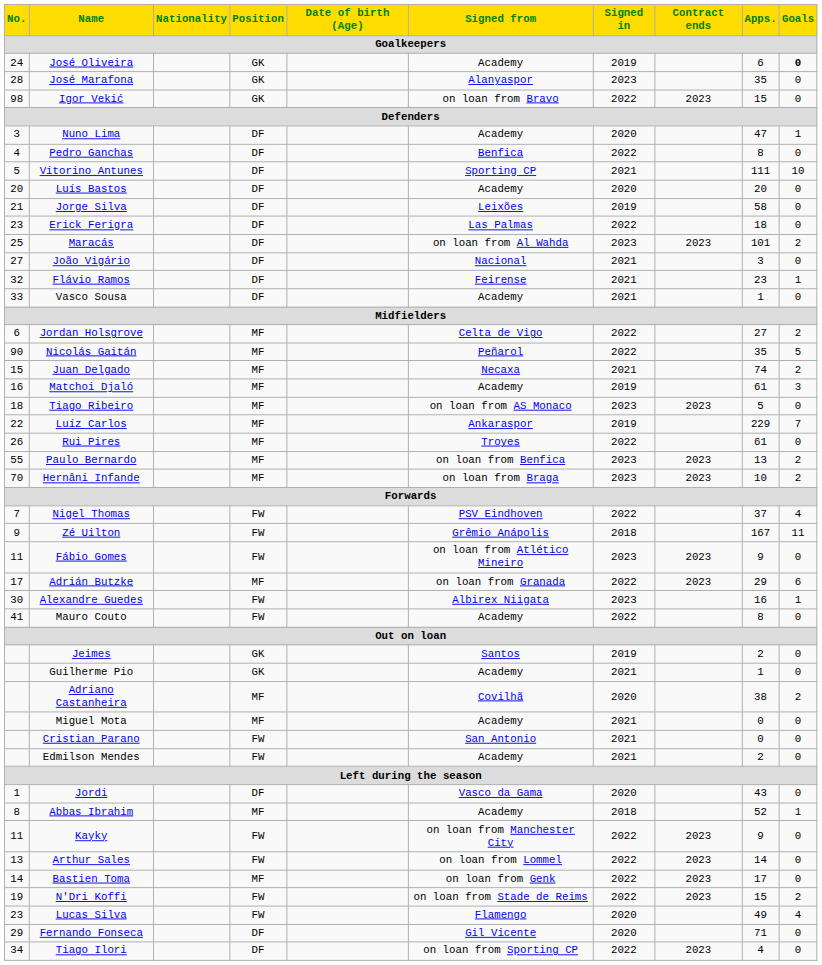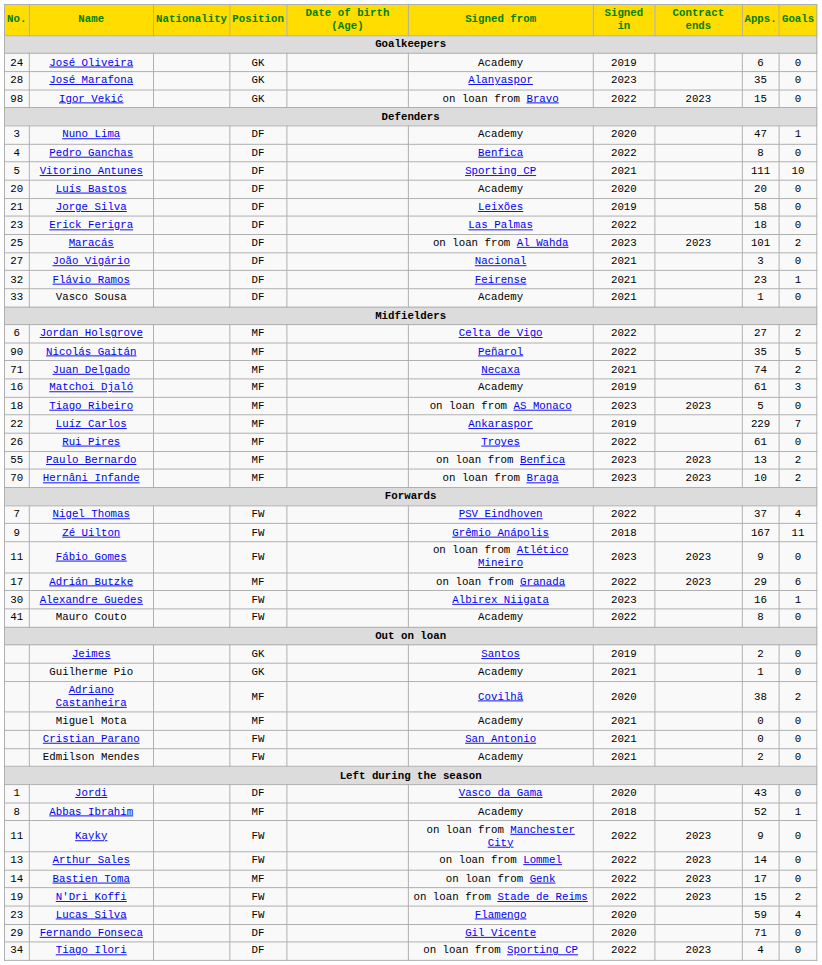(798, 62) bold -> (798, 62) normal
(17, 370) 15 -> (17, 370) 71
(761, 915) 49 -> (761, 915) 59
